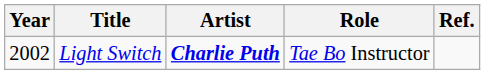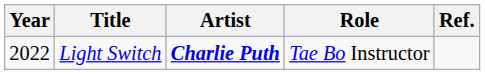(30, 52) 2002 -> (30, 52) 2022
